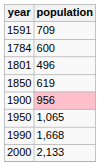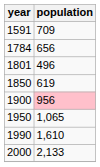(46, 48) 600 -> (46, 48) 656
(50, 135) 1,668 -> (50, 135) 1,610
